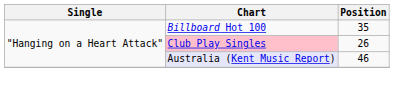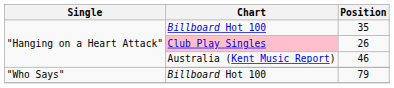(252, 59) lavender background -> (252, 59) no background
+ row: (363, 75)
